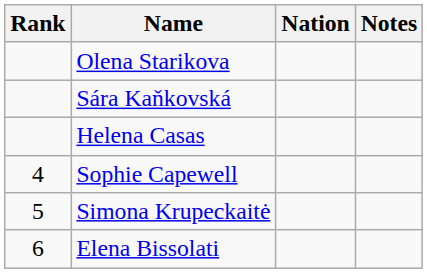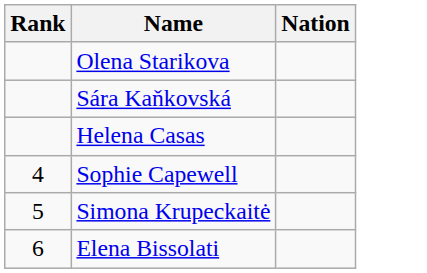- column: (389, 23)
